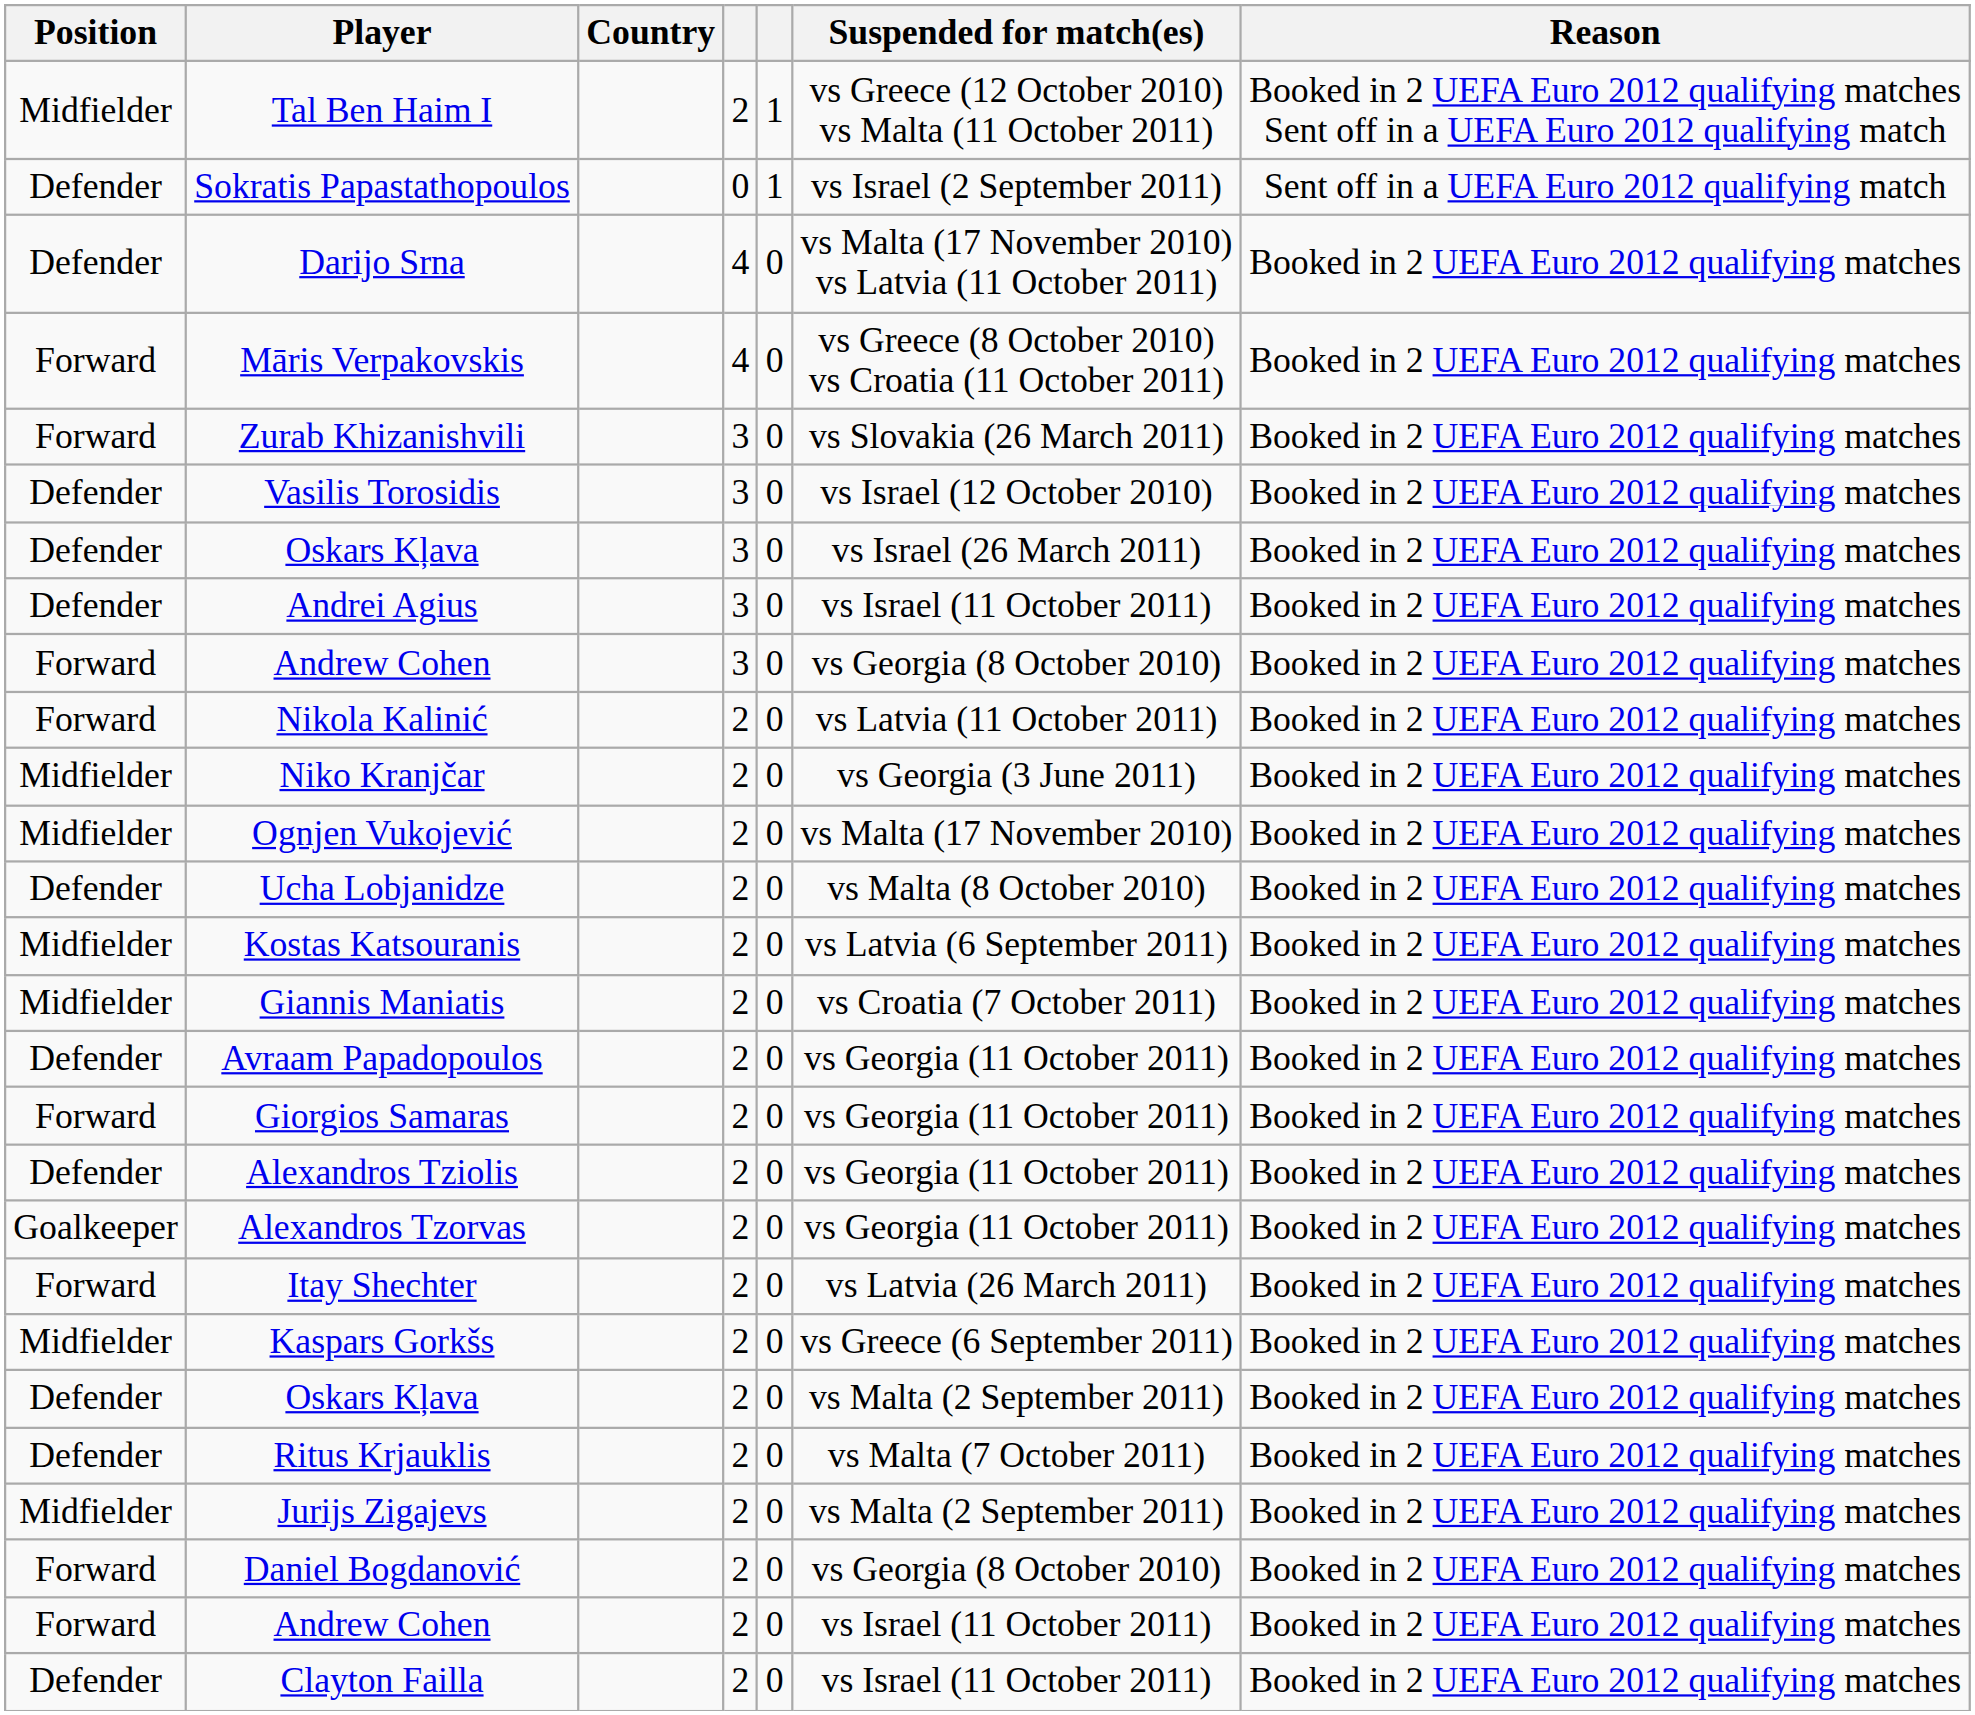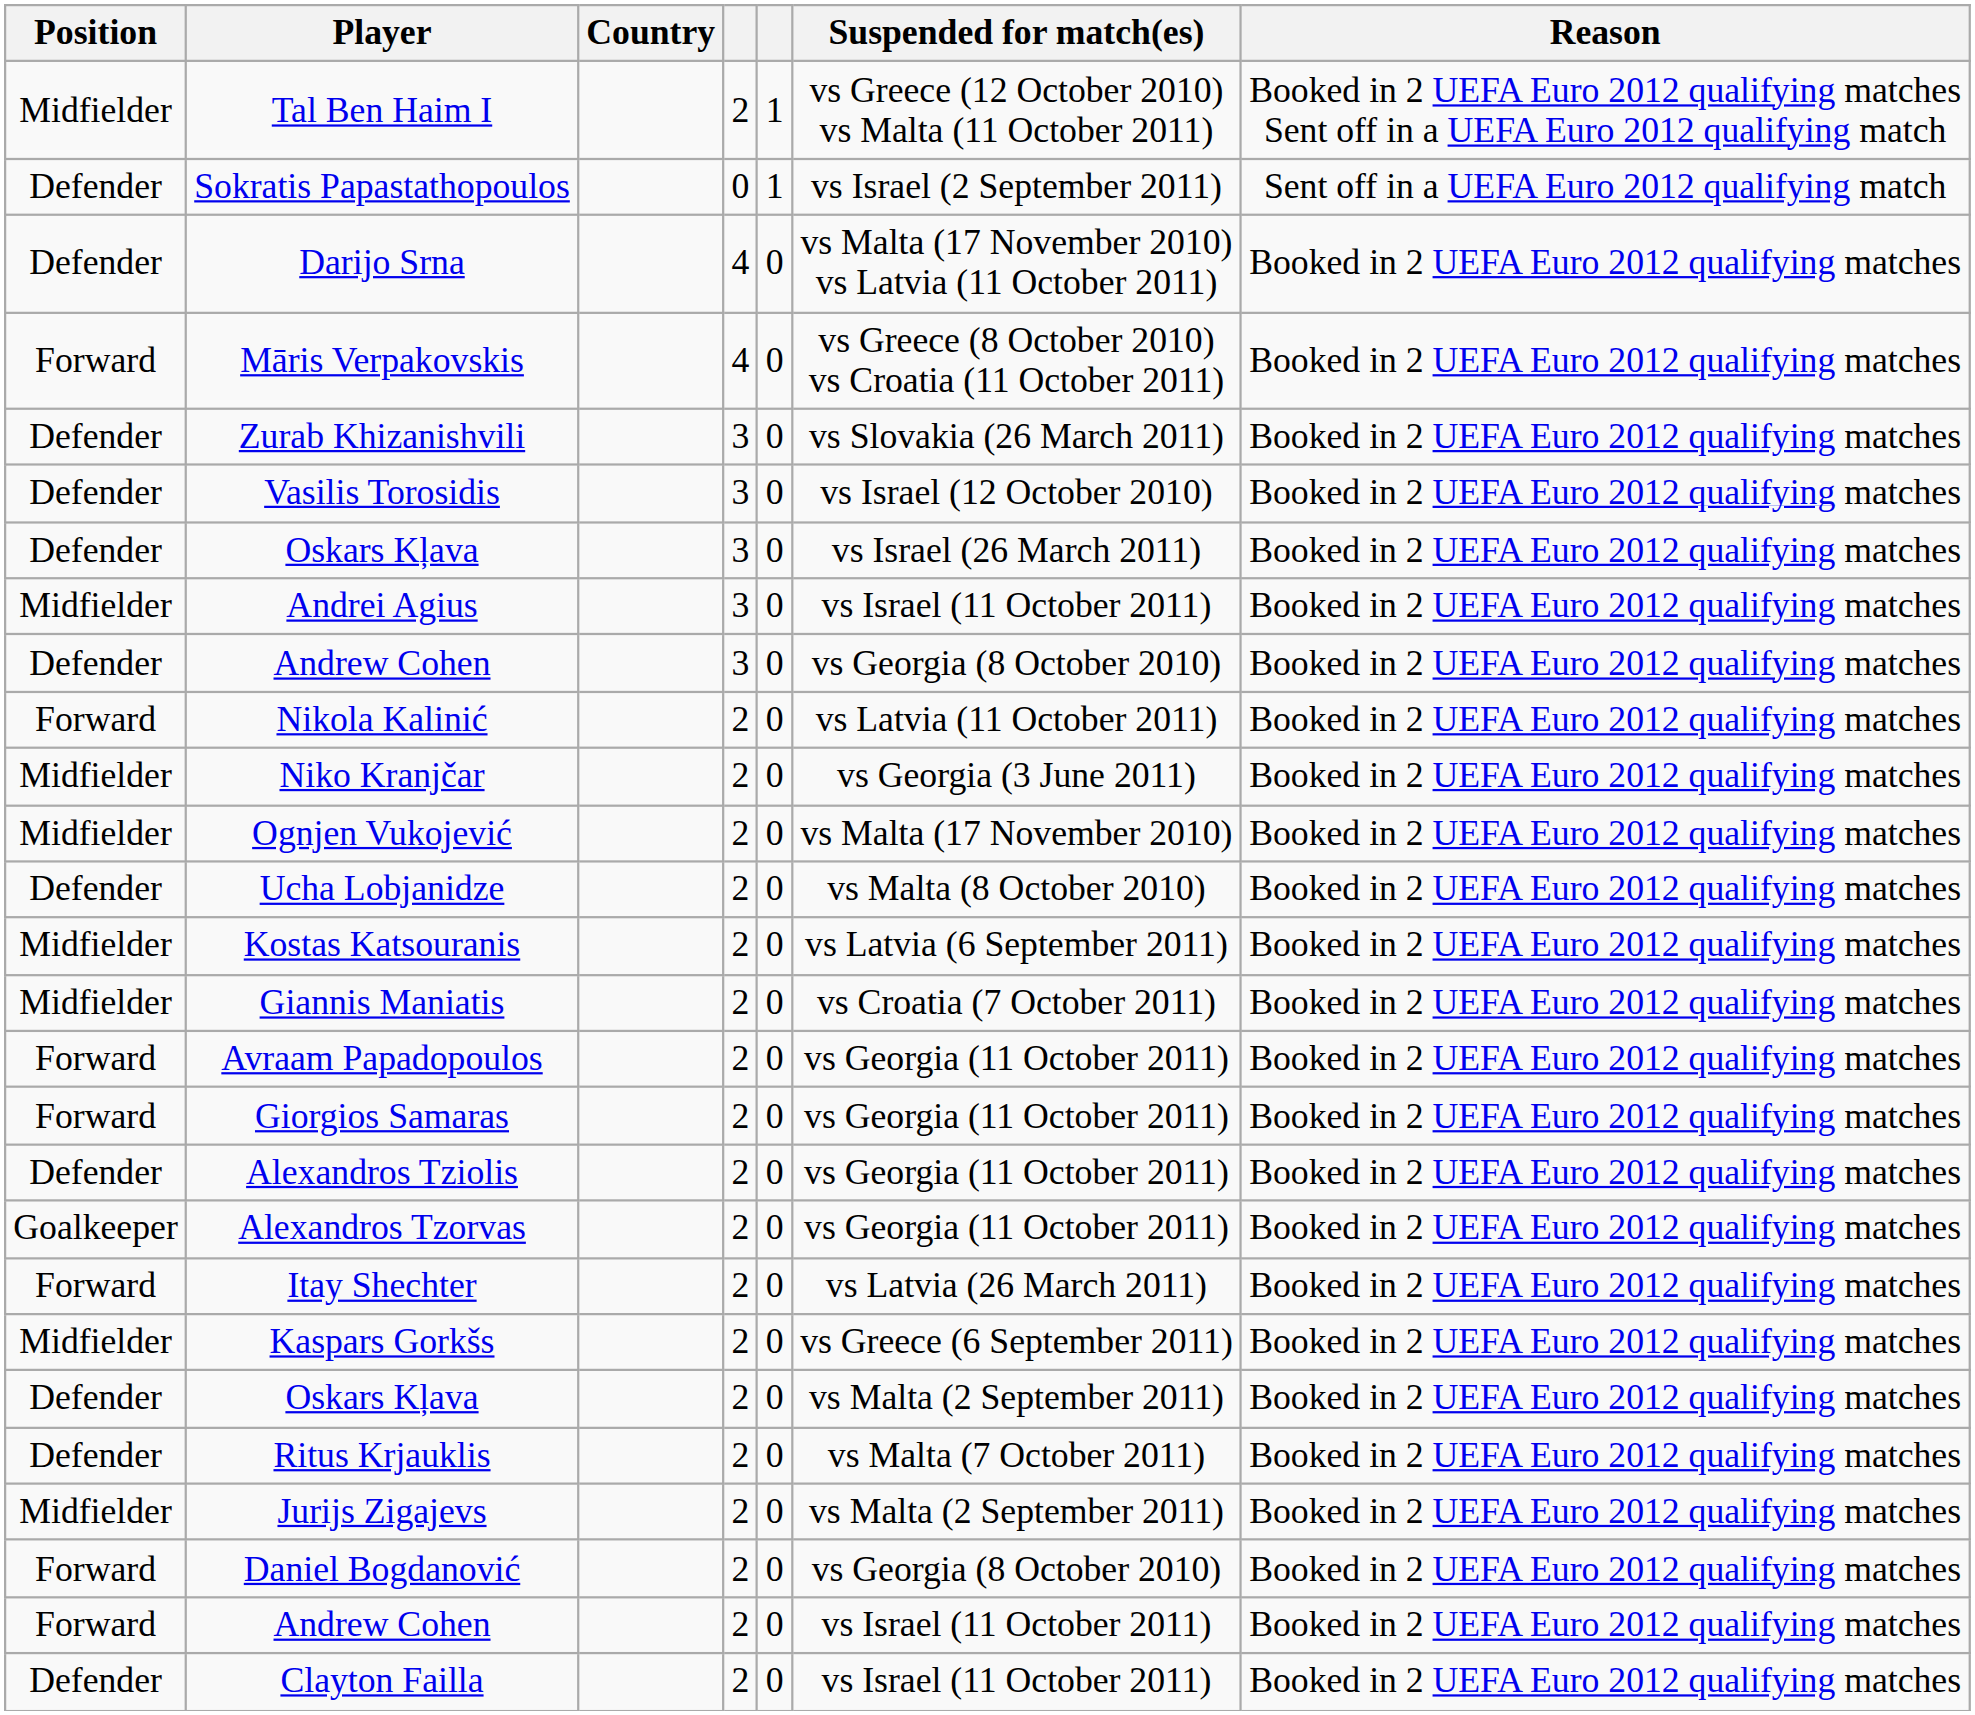(96, 436) Forward -> (96, 436) Defender
(96, 605) Defender -> (96, 605) Midfielder
(96, 662) Forward -> (96, 662) Defender
(96, 1058) Defender -> (96, 1058) Forward
